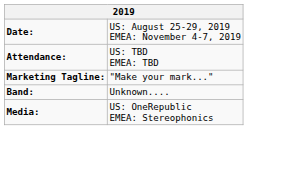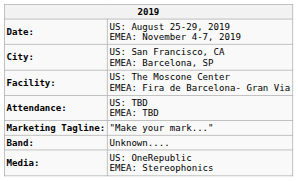+ row: (20, 57)
+ row: (31, 83)
